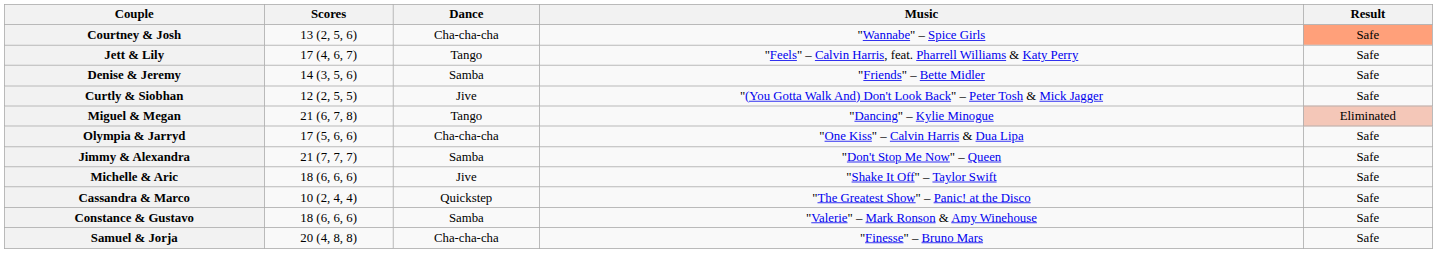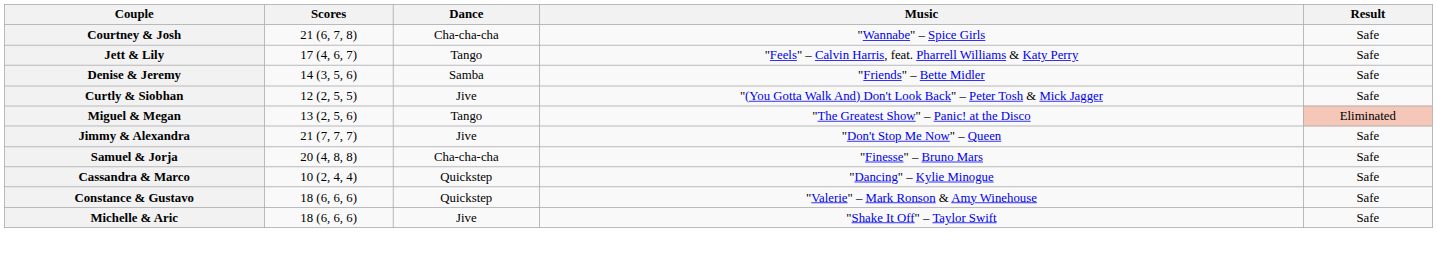(329, 34) 13 (2, 5, 6) -> (329, 34) 21 (6, 7, 8)
(1368, 34) lightsalmon background -> (1368, 34) no background
(329, 116) 21 (6, 7, 8) -> (329, 116) 13 (2, 5, 6)
(921, 116) "Dancing" – Kylie Minogue -> (921, 116) "The Greatest Show" – Panic! at the Disco
- row: (134, 136)
(466, 156) Samba -> (466, 136) Jive
rows swapped: (134, 177) <-> (134, 237)
(921, 197) "The Greatest Show" – Panic! at the Disco -> (921, 177) "Dancing" – Kylie Minogue
(466, 217) Samba -> (466, 197) Quickstep
